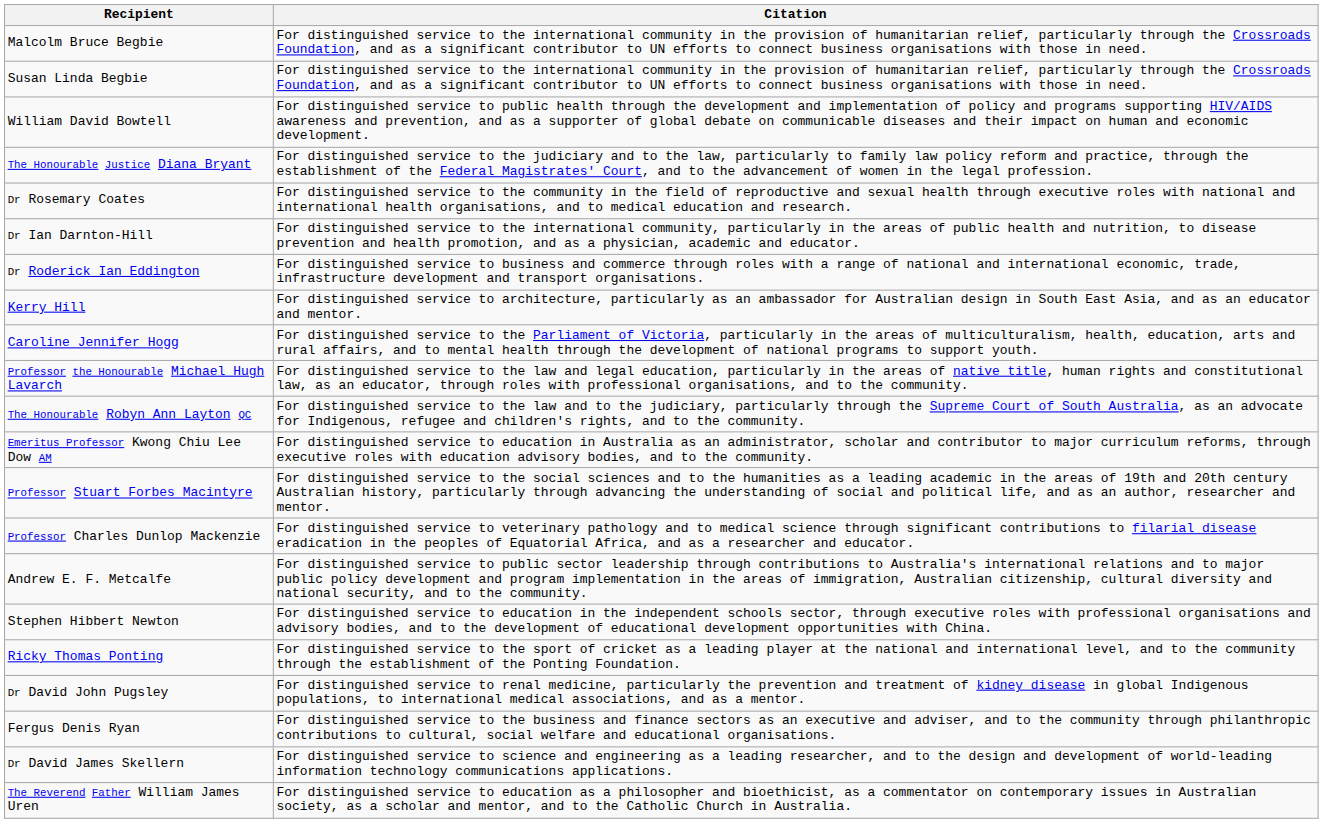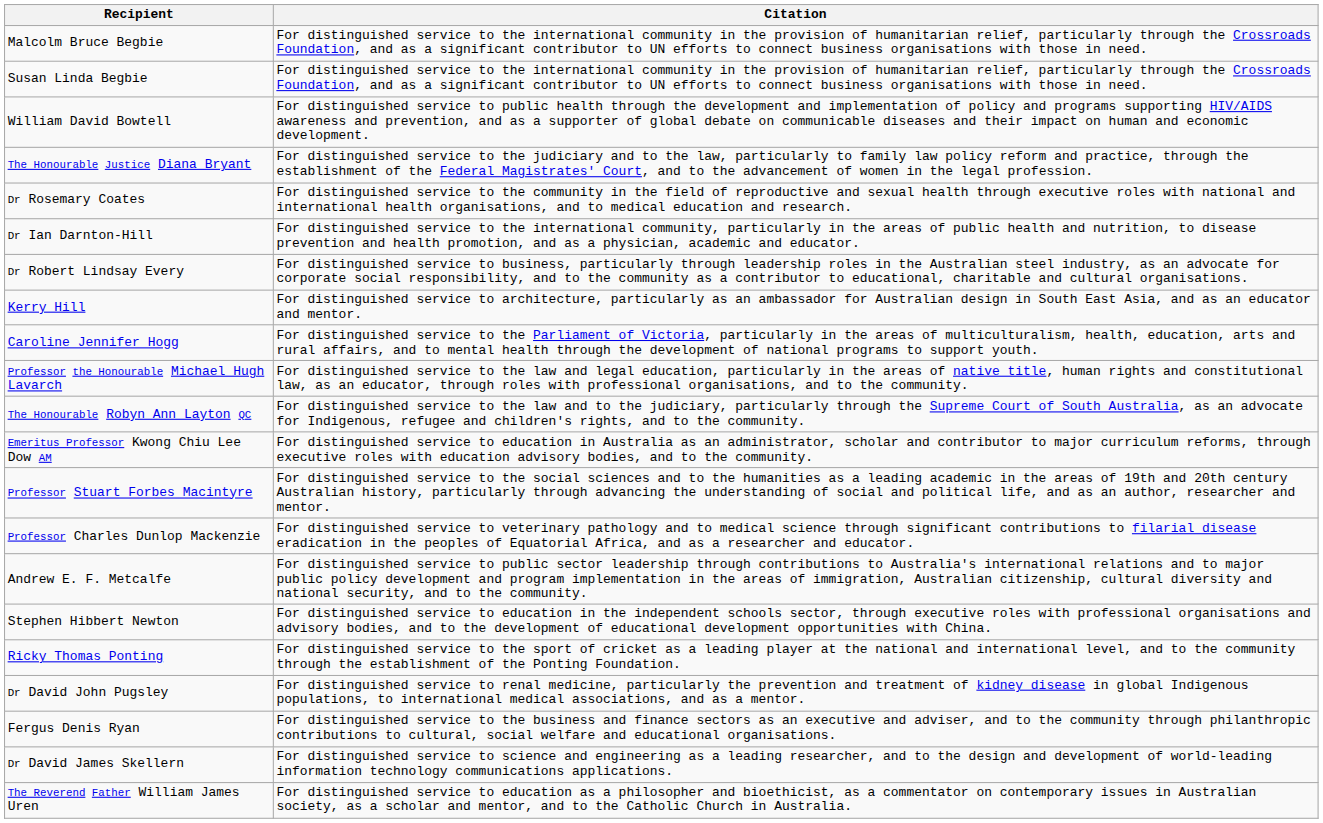- row: (104, 272)
+ row: (96, 272)
